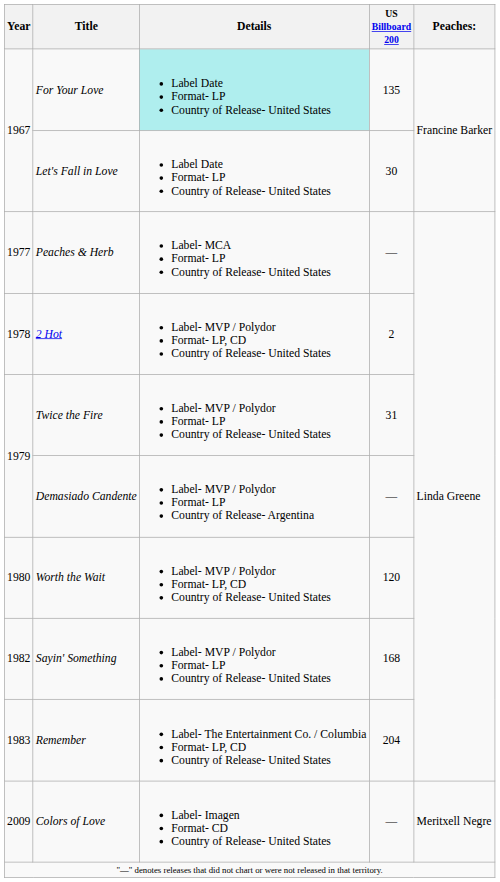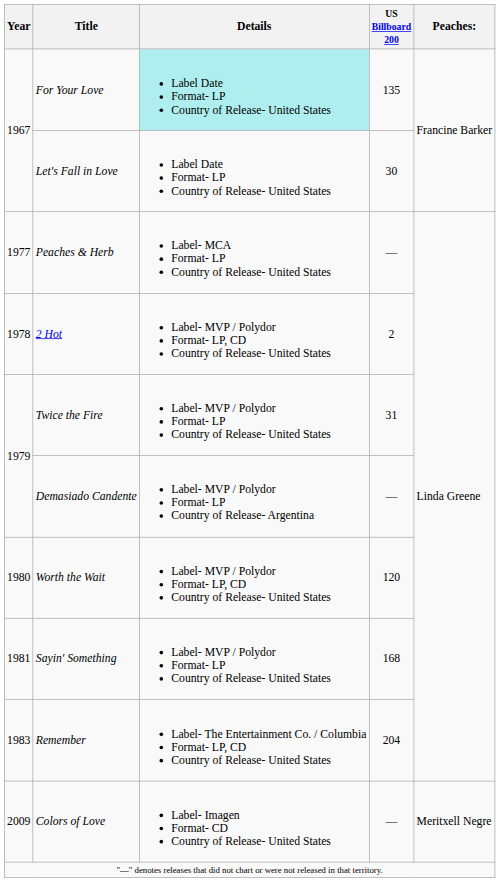(19, 659) 1982 -> (19, 659) 1981
